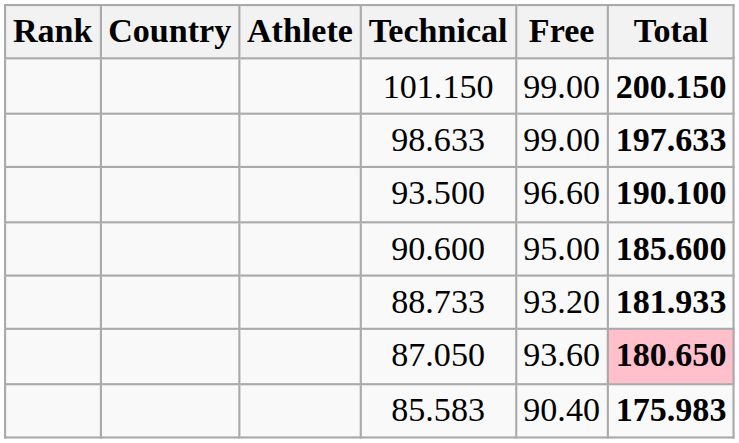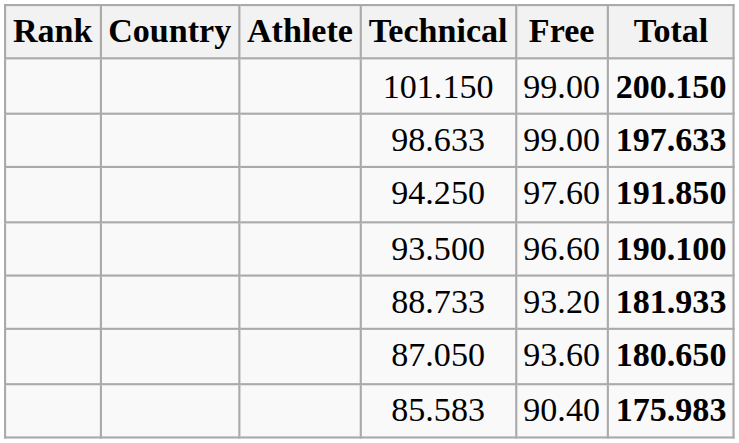+ row: (438, 193)
- row: (438, 247)
(671, 355) pink background -> (671, 355) no background
